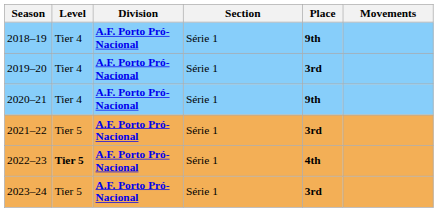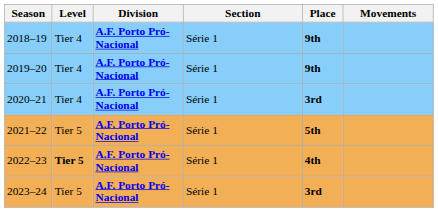(313, 68) 3rd -> (313, 68) 9th
(313, 99) 9th -> (313, 99) 3rd
(313, 130) 3rd -> (313, 130) 5th
